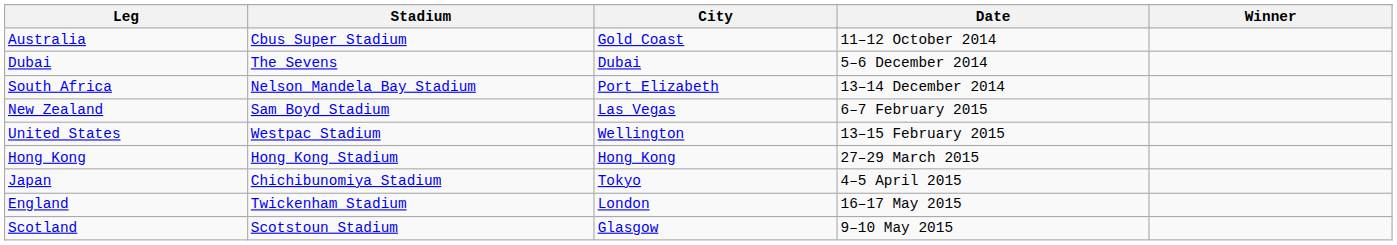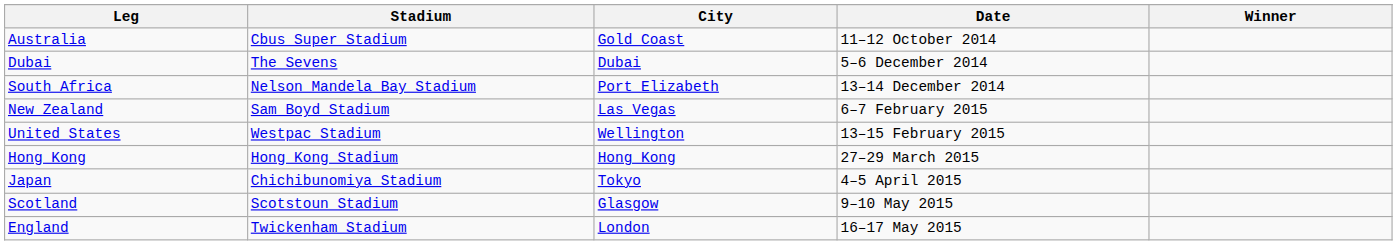rows swapped: (43, 228) <-> (38, 204)
